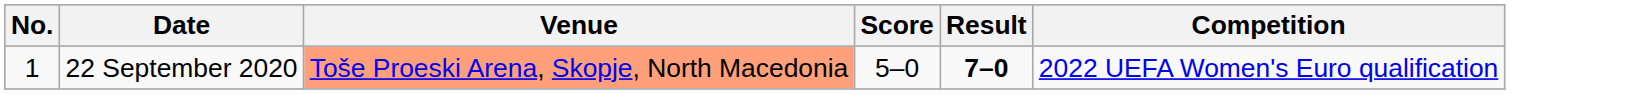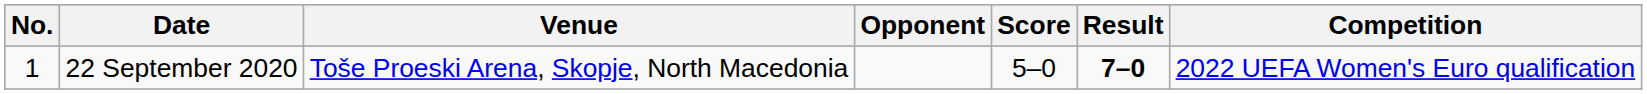+ column: (923, 25)
(579, 67) lightsalmon background -> (579, 67) no background
